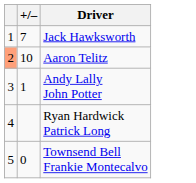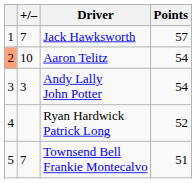+ column: (171, 15)
(23, 86) 1 -> (23, 86) 3
(23, 160) 0 -> (23, 160) 7
